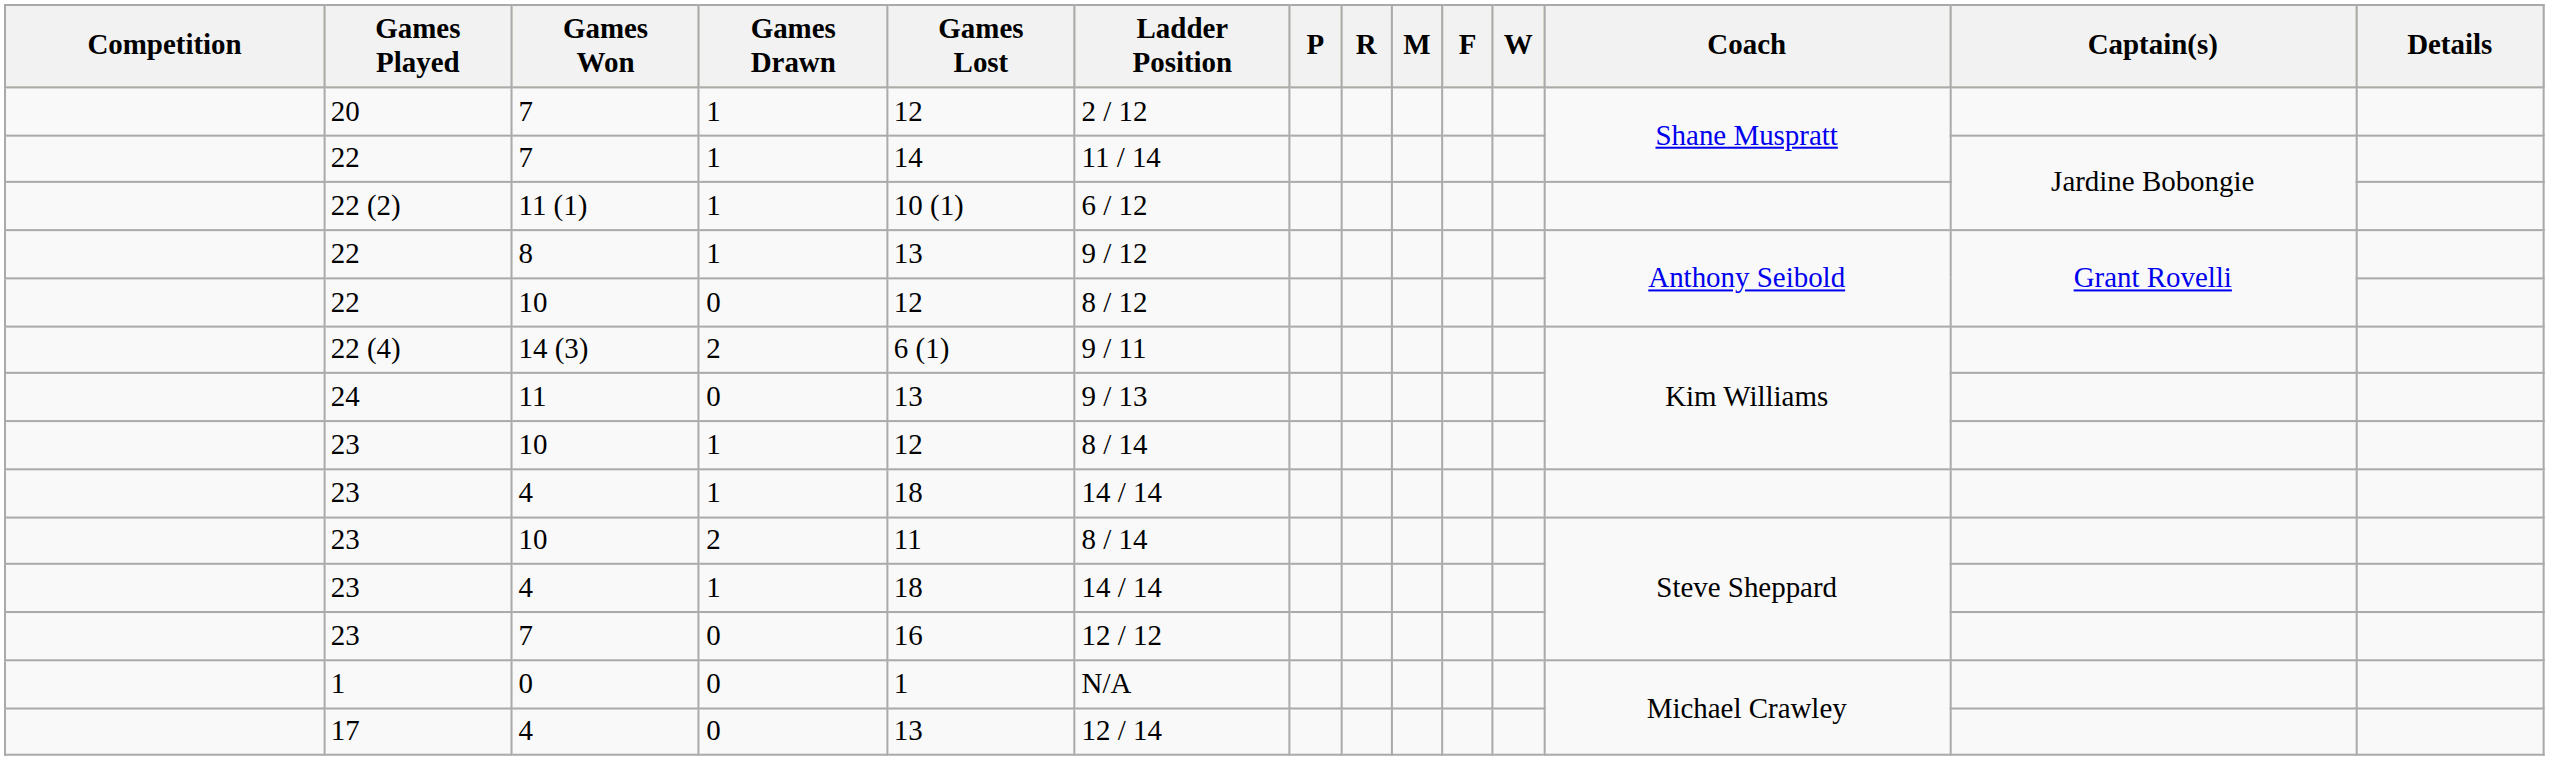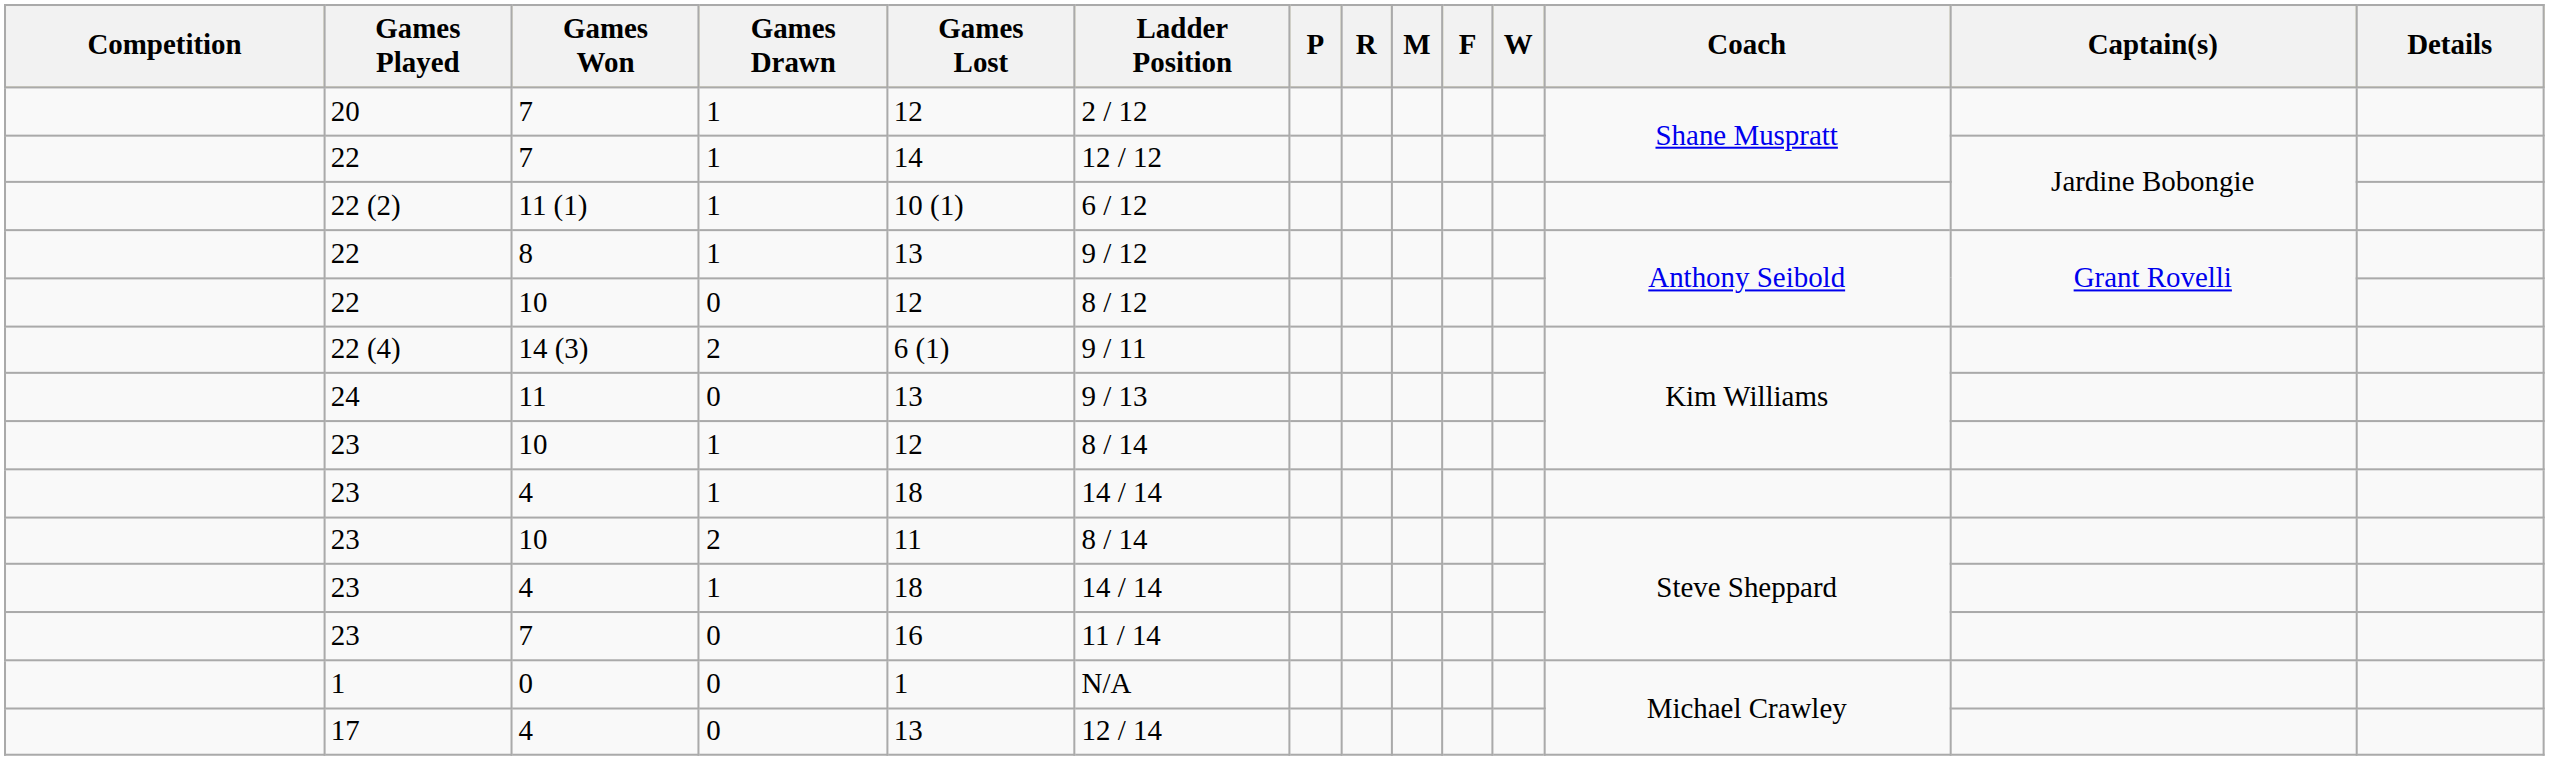(1121, 158) 11 / 14 -> (1122, 158) 12 / 12
(1122, 635) 12 / 12 -> (1121, 635) 11 / 14
